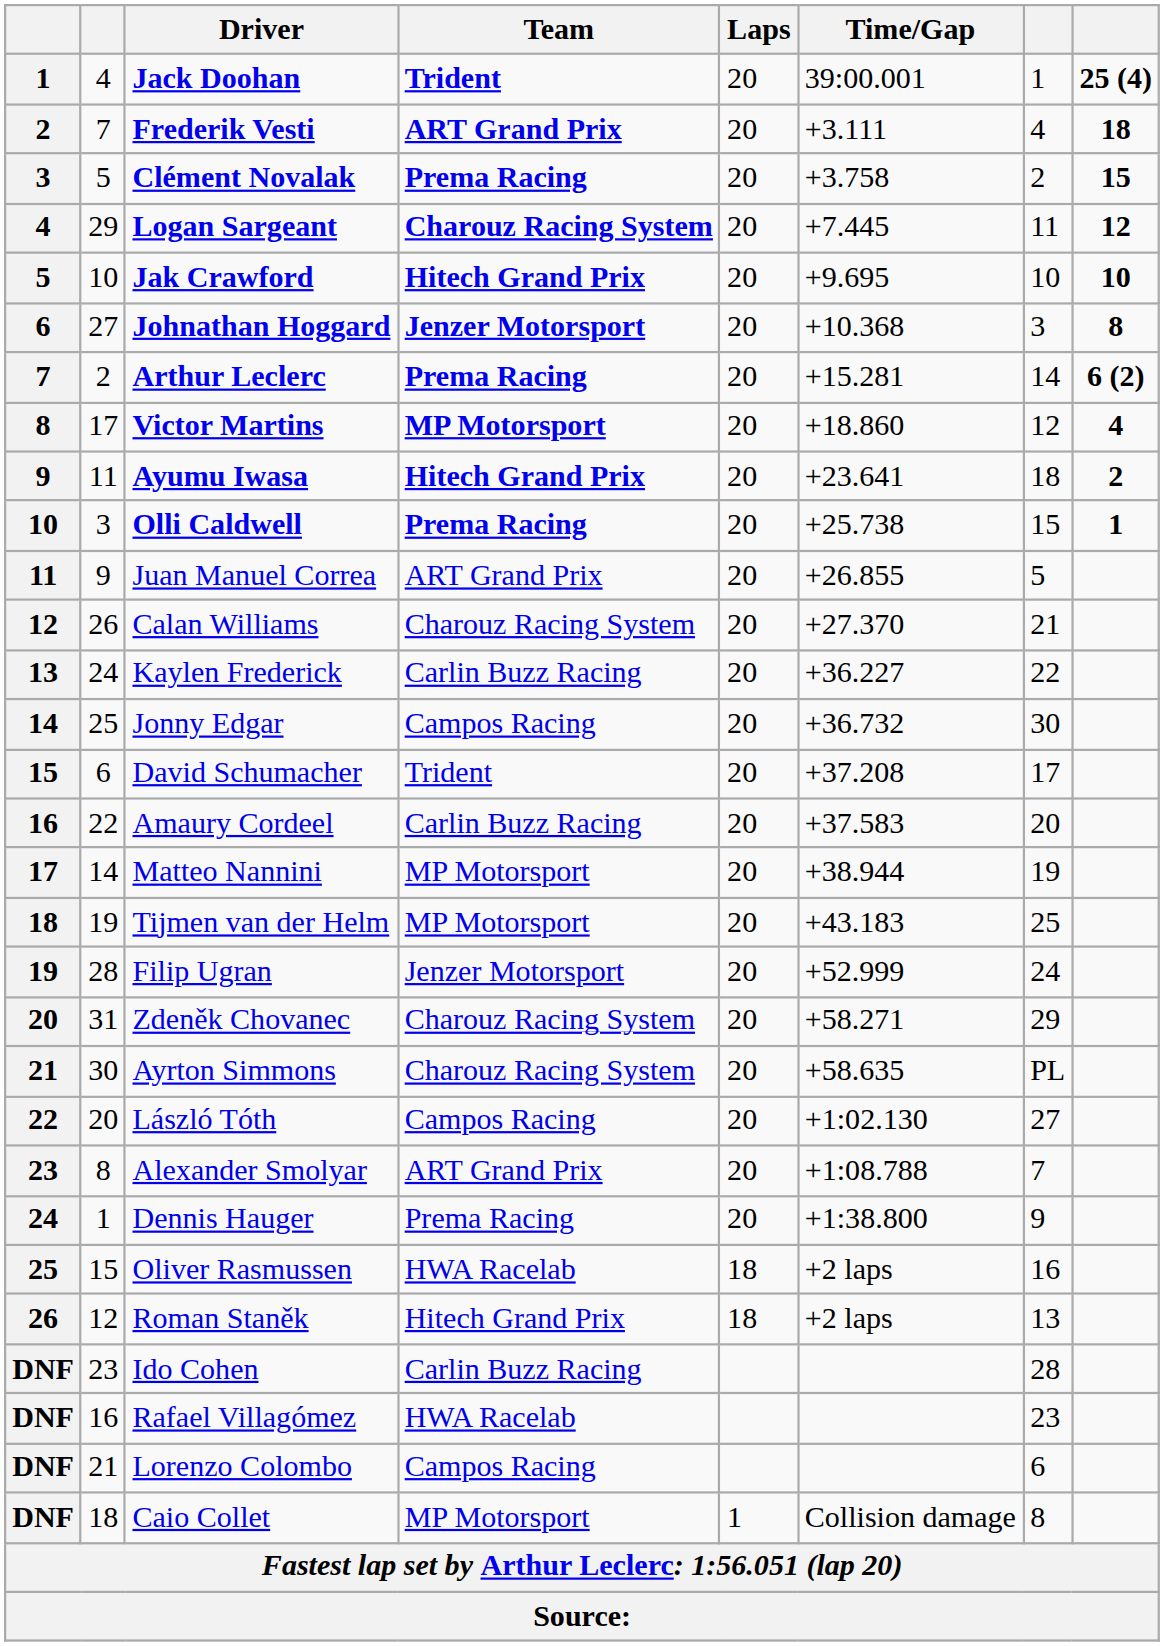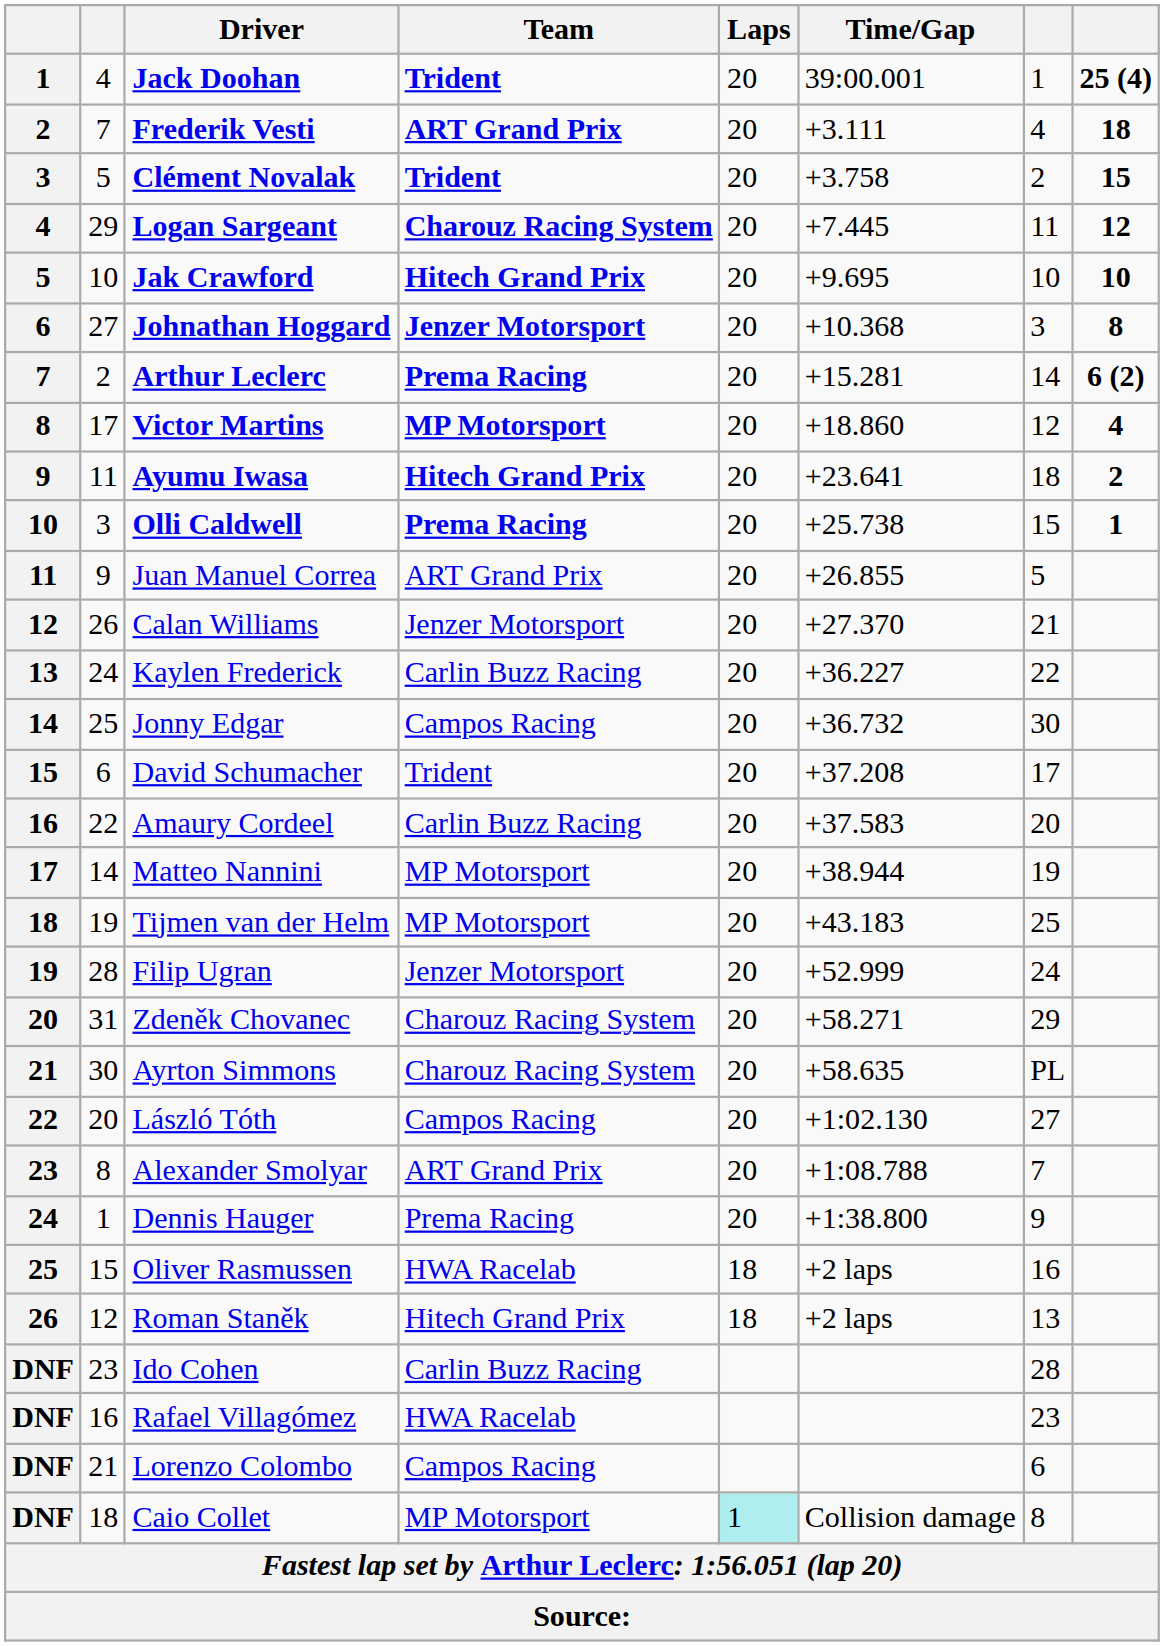(496, 177) Prema Racing -> (453, 177) Trident
(550, 623) Charouz Racing System -> (514, 623) Jenzer Motorsport
(735, 1516) no background -> (735, 1516) paleturquoise background
